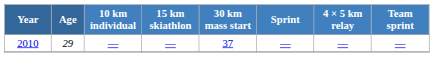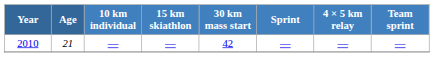(68, 43) 29 -> (68, 43) 21
(228, 43) 37 -> (228, 43) 42
